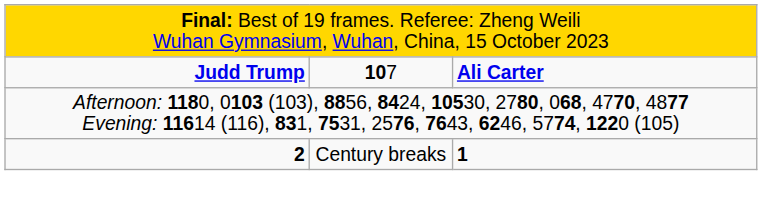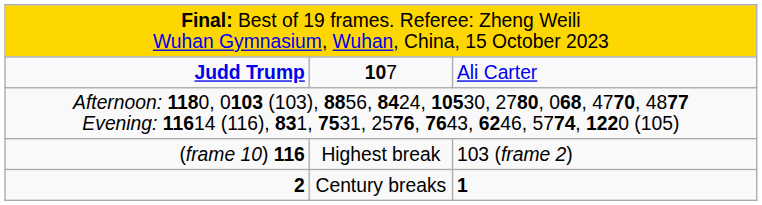(500, 72) bold -> (497, 72) normal
+ row: (242, 155)
